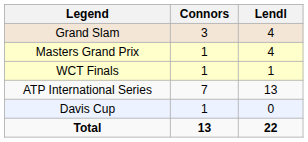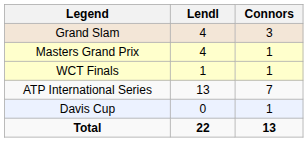columns swapped: (204, 14) <-> (271, 14)
